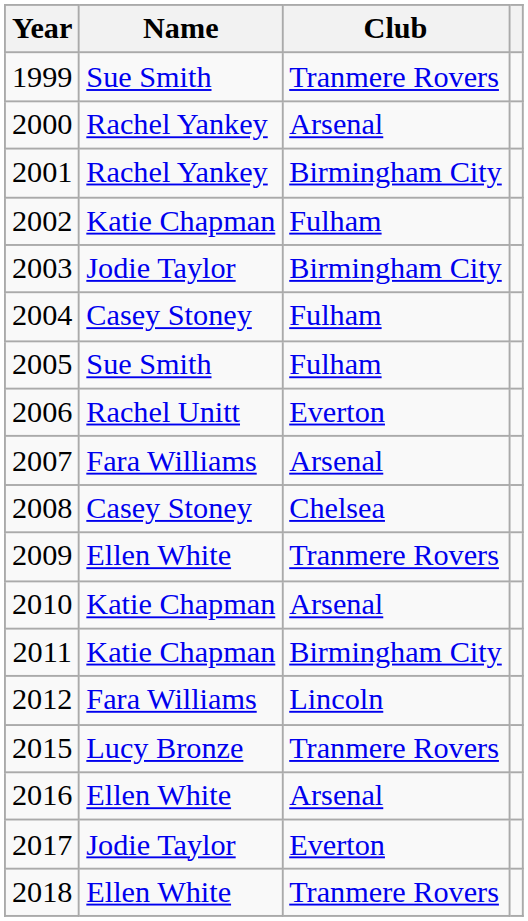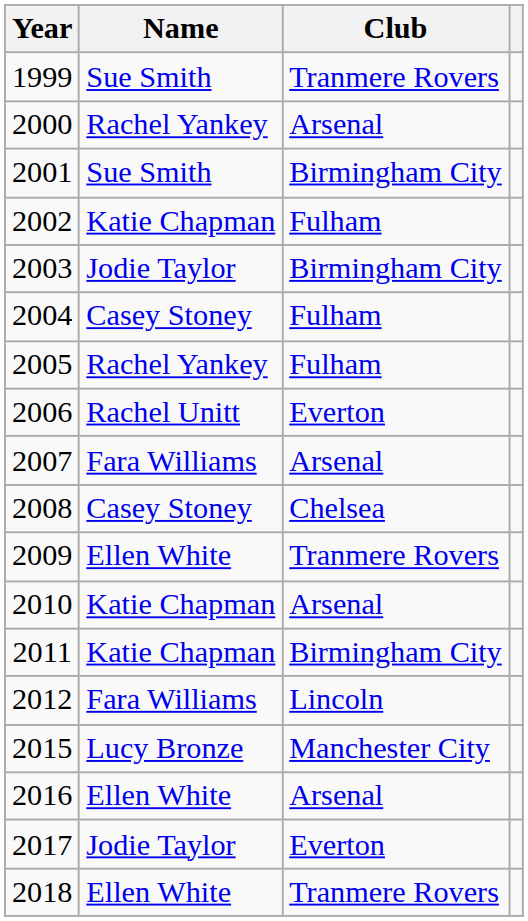(177, 172) Rachel Yankey -> (149, 172) Sue Smith
(149, 364) Sue Smith -> (177, 364) Rachel Yankey
(394, 747) Tranmere Rovers -> (390, 747) Manchester City
